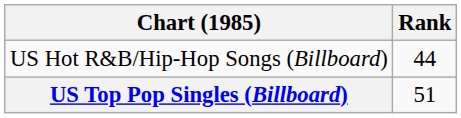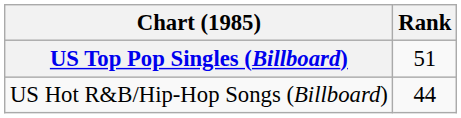rows swapped: (199, 94) <-> (199, 58)
